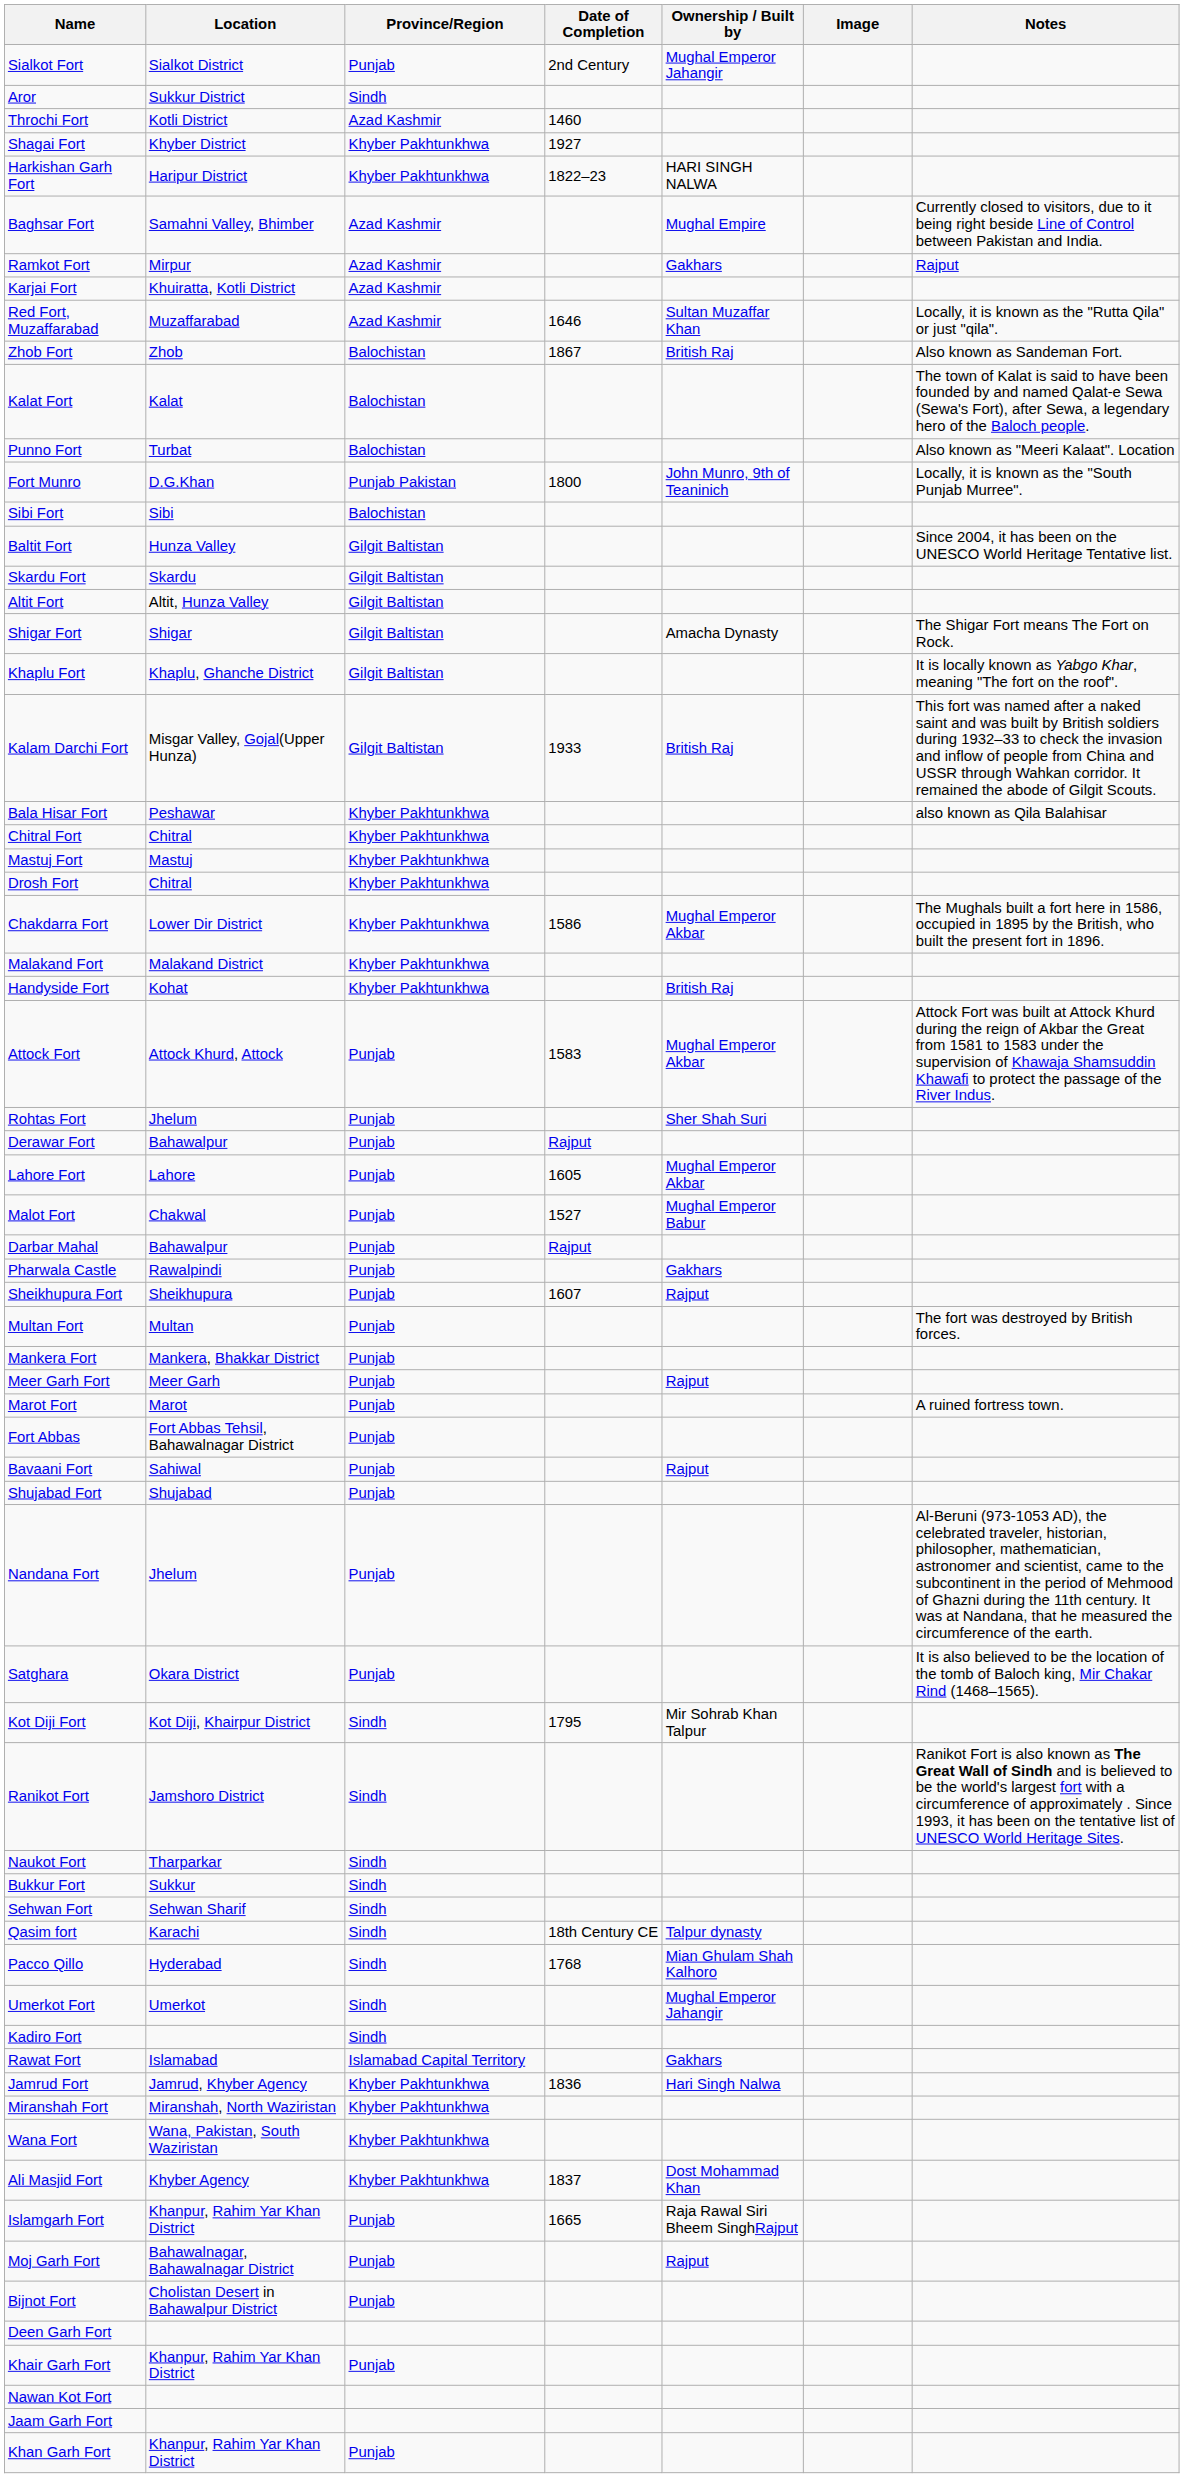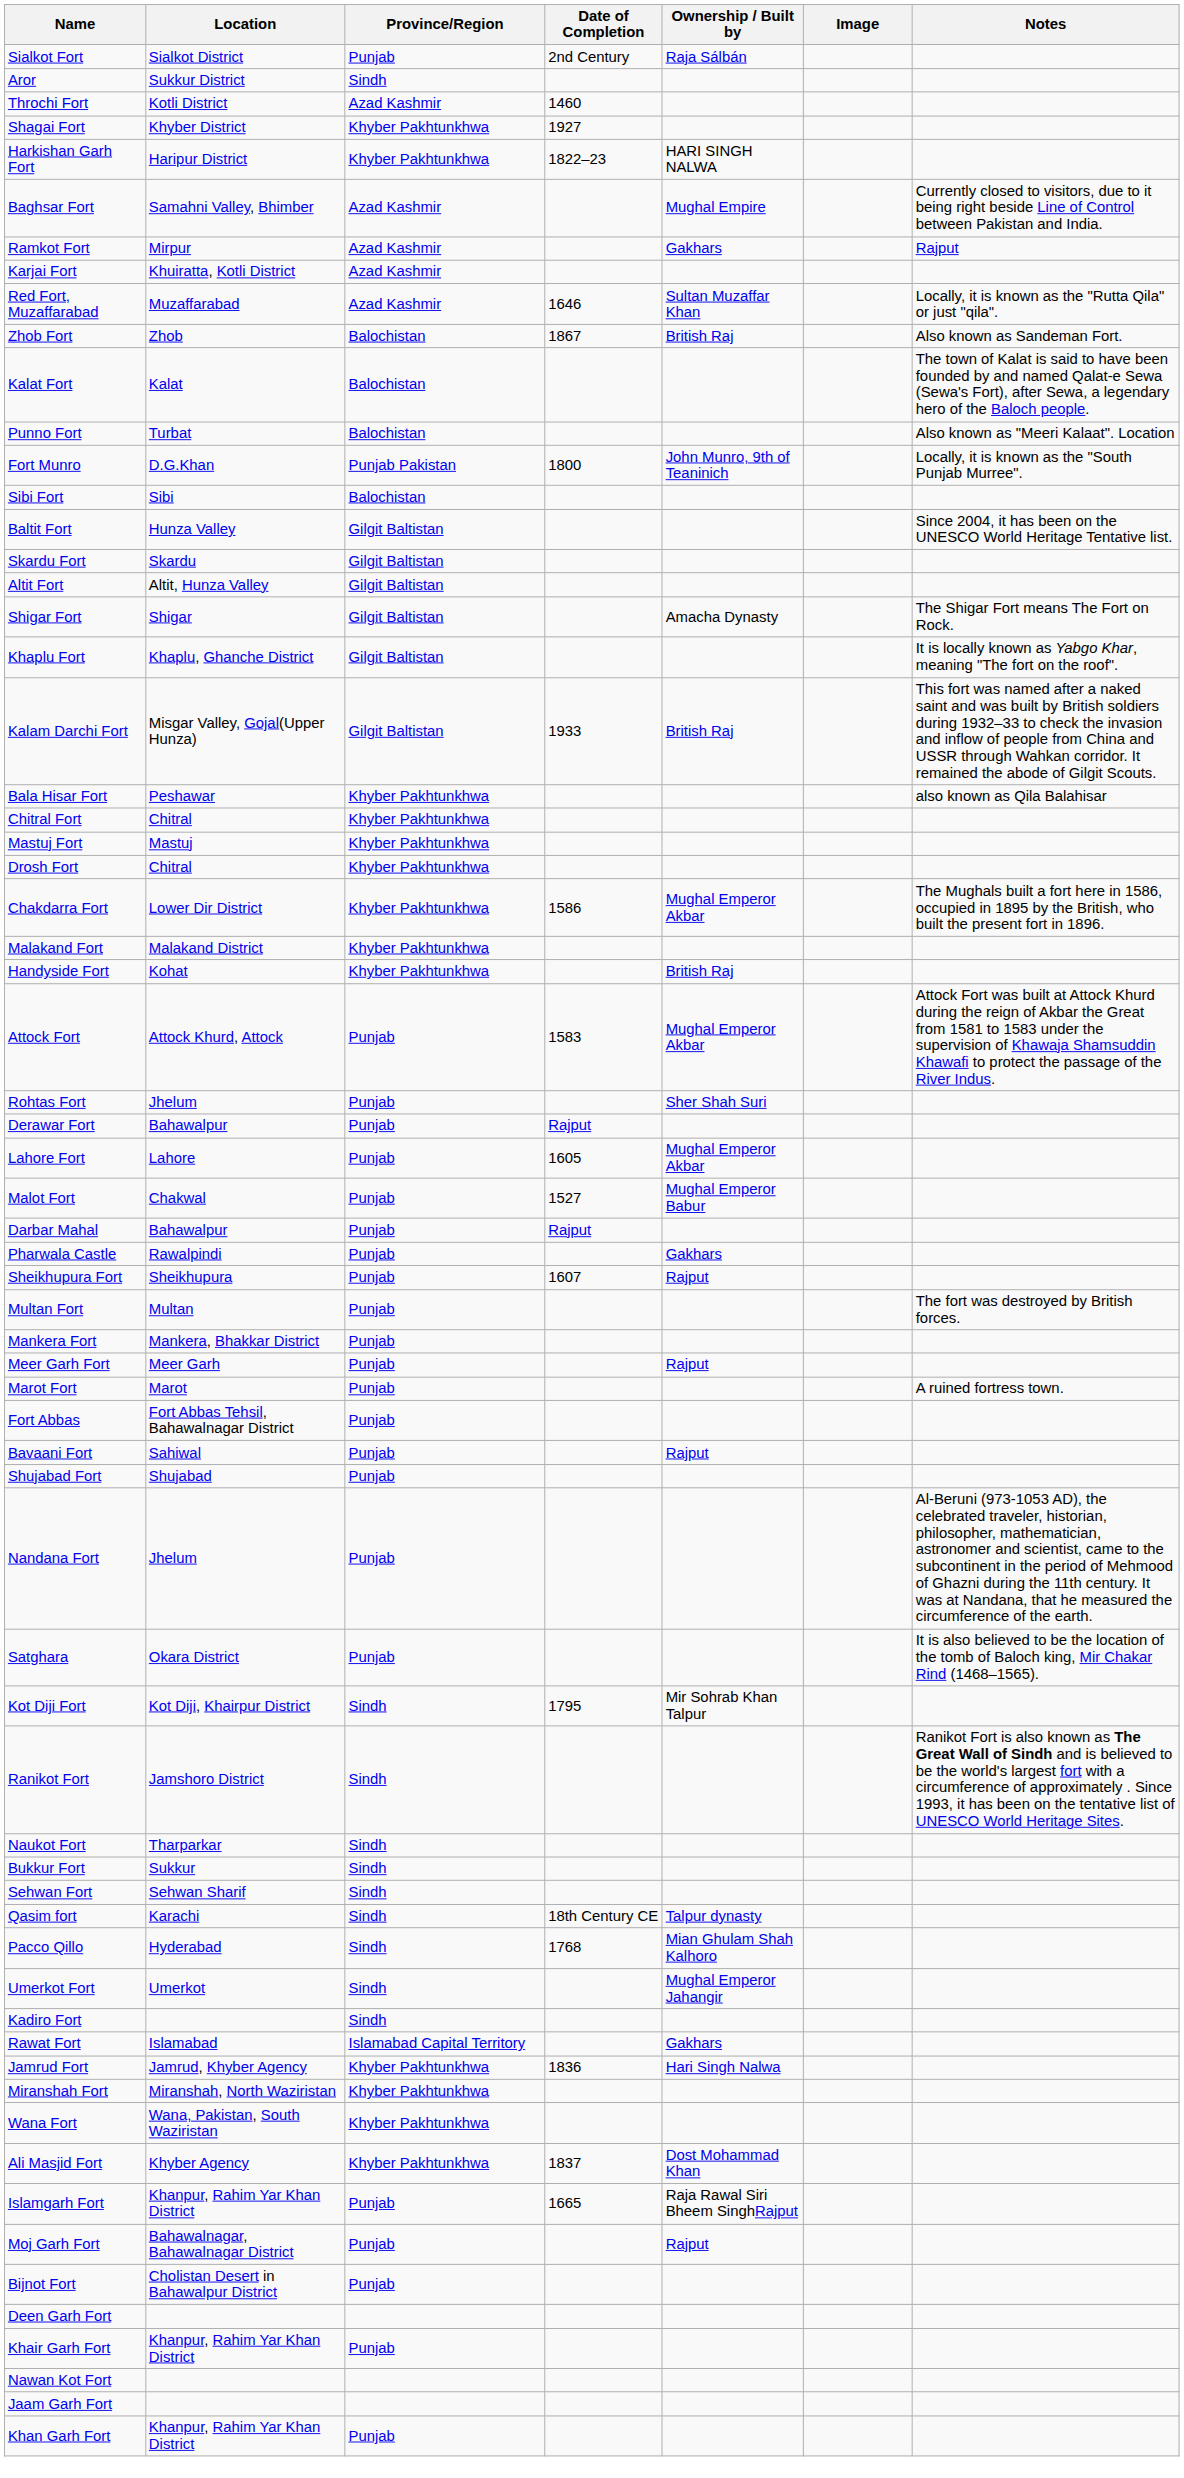(721, 65) Mughal Emperor Jahangir -> (706, 56) Raja Sálbán
